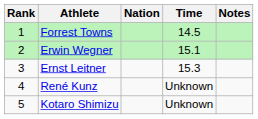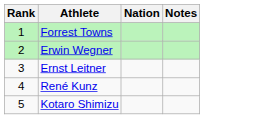- column: (189, 13)
